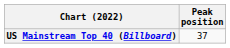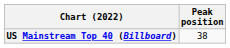(202, 36) 37 -> (202, 36) 38
